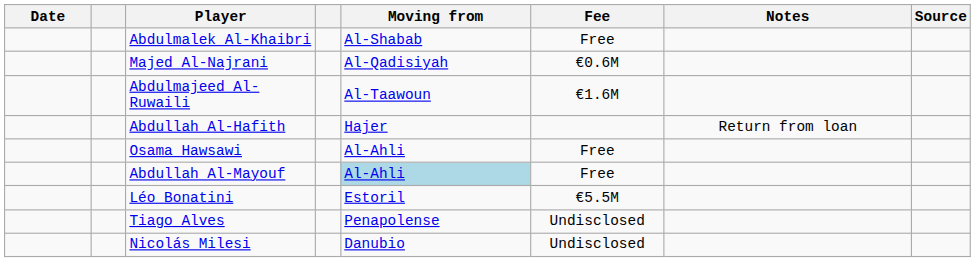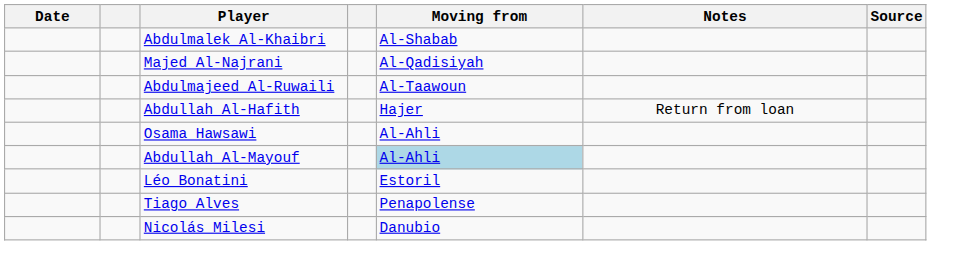- column: (597, 16)
